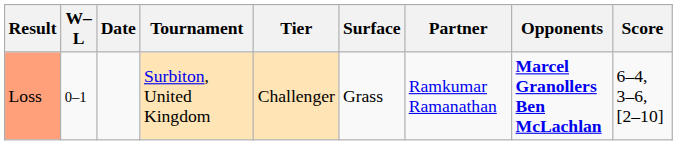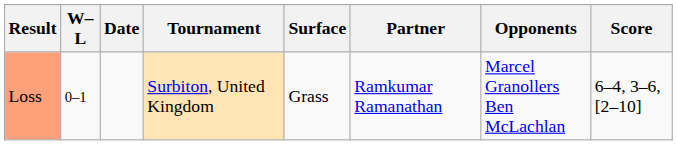- column: (296, 28)
(559, 95) bold -> (525, 95) normal
